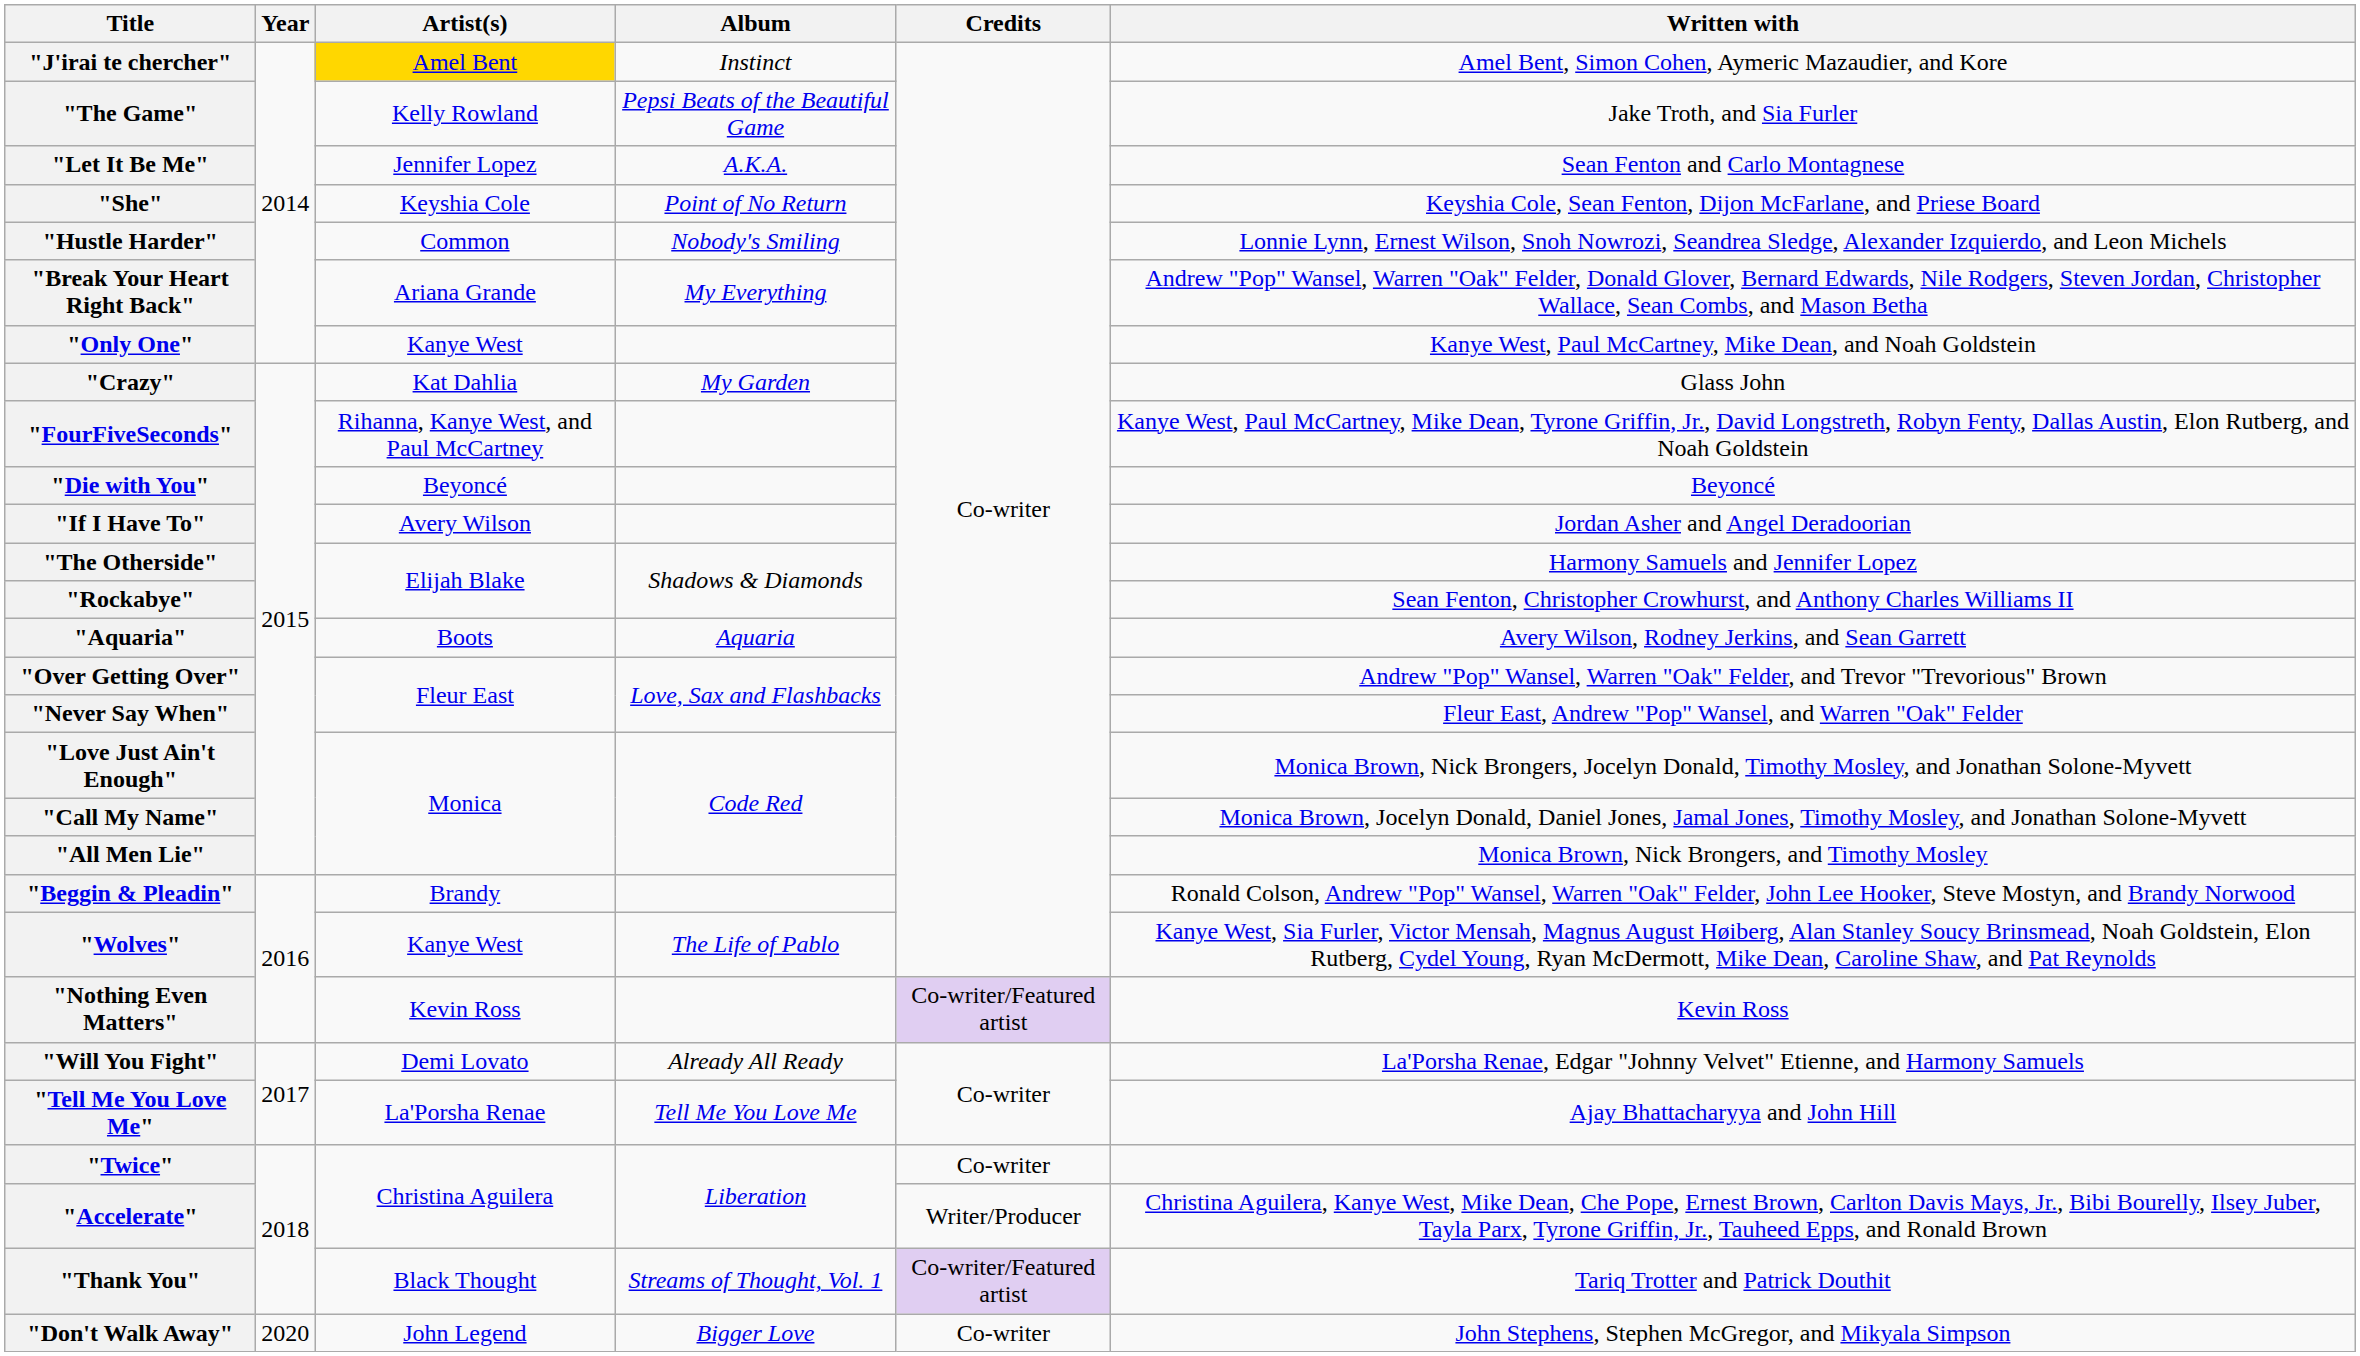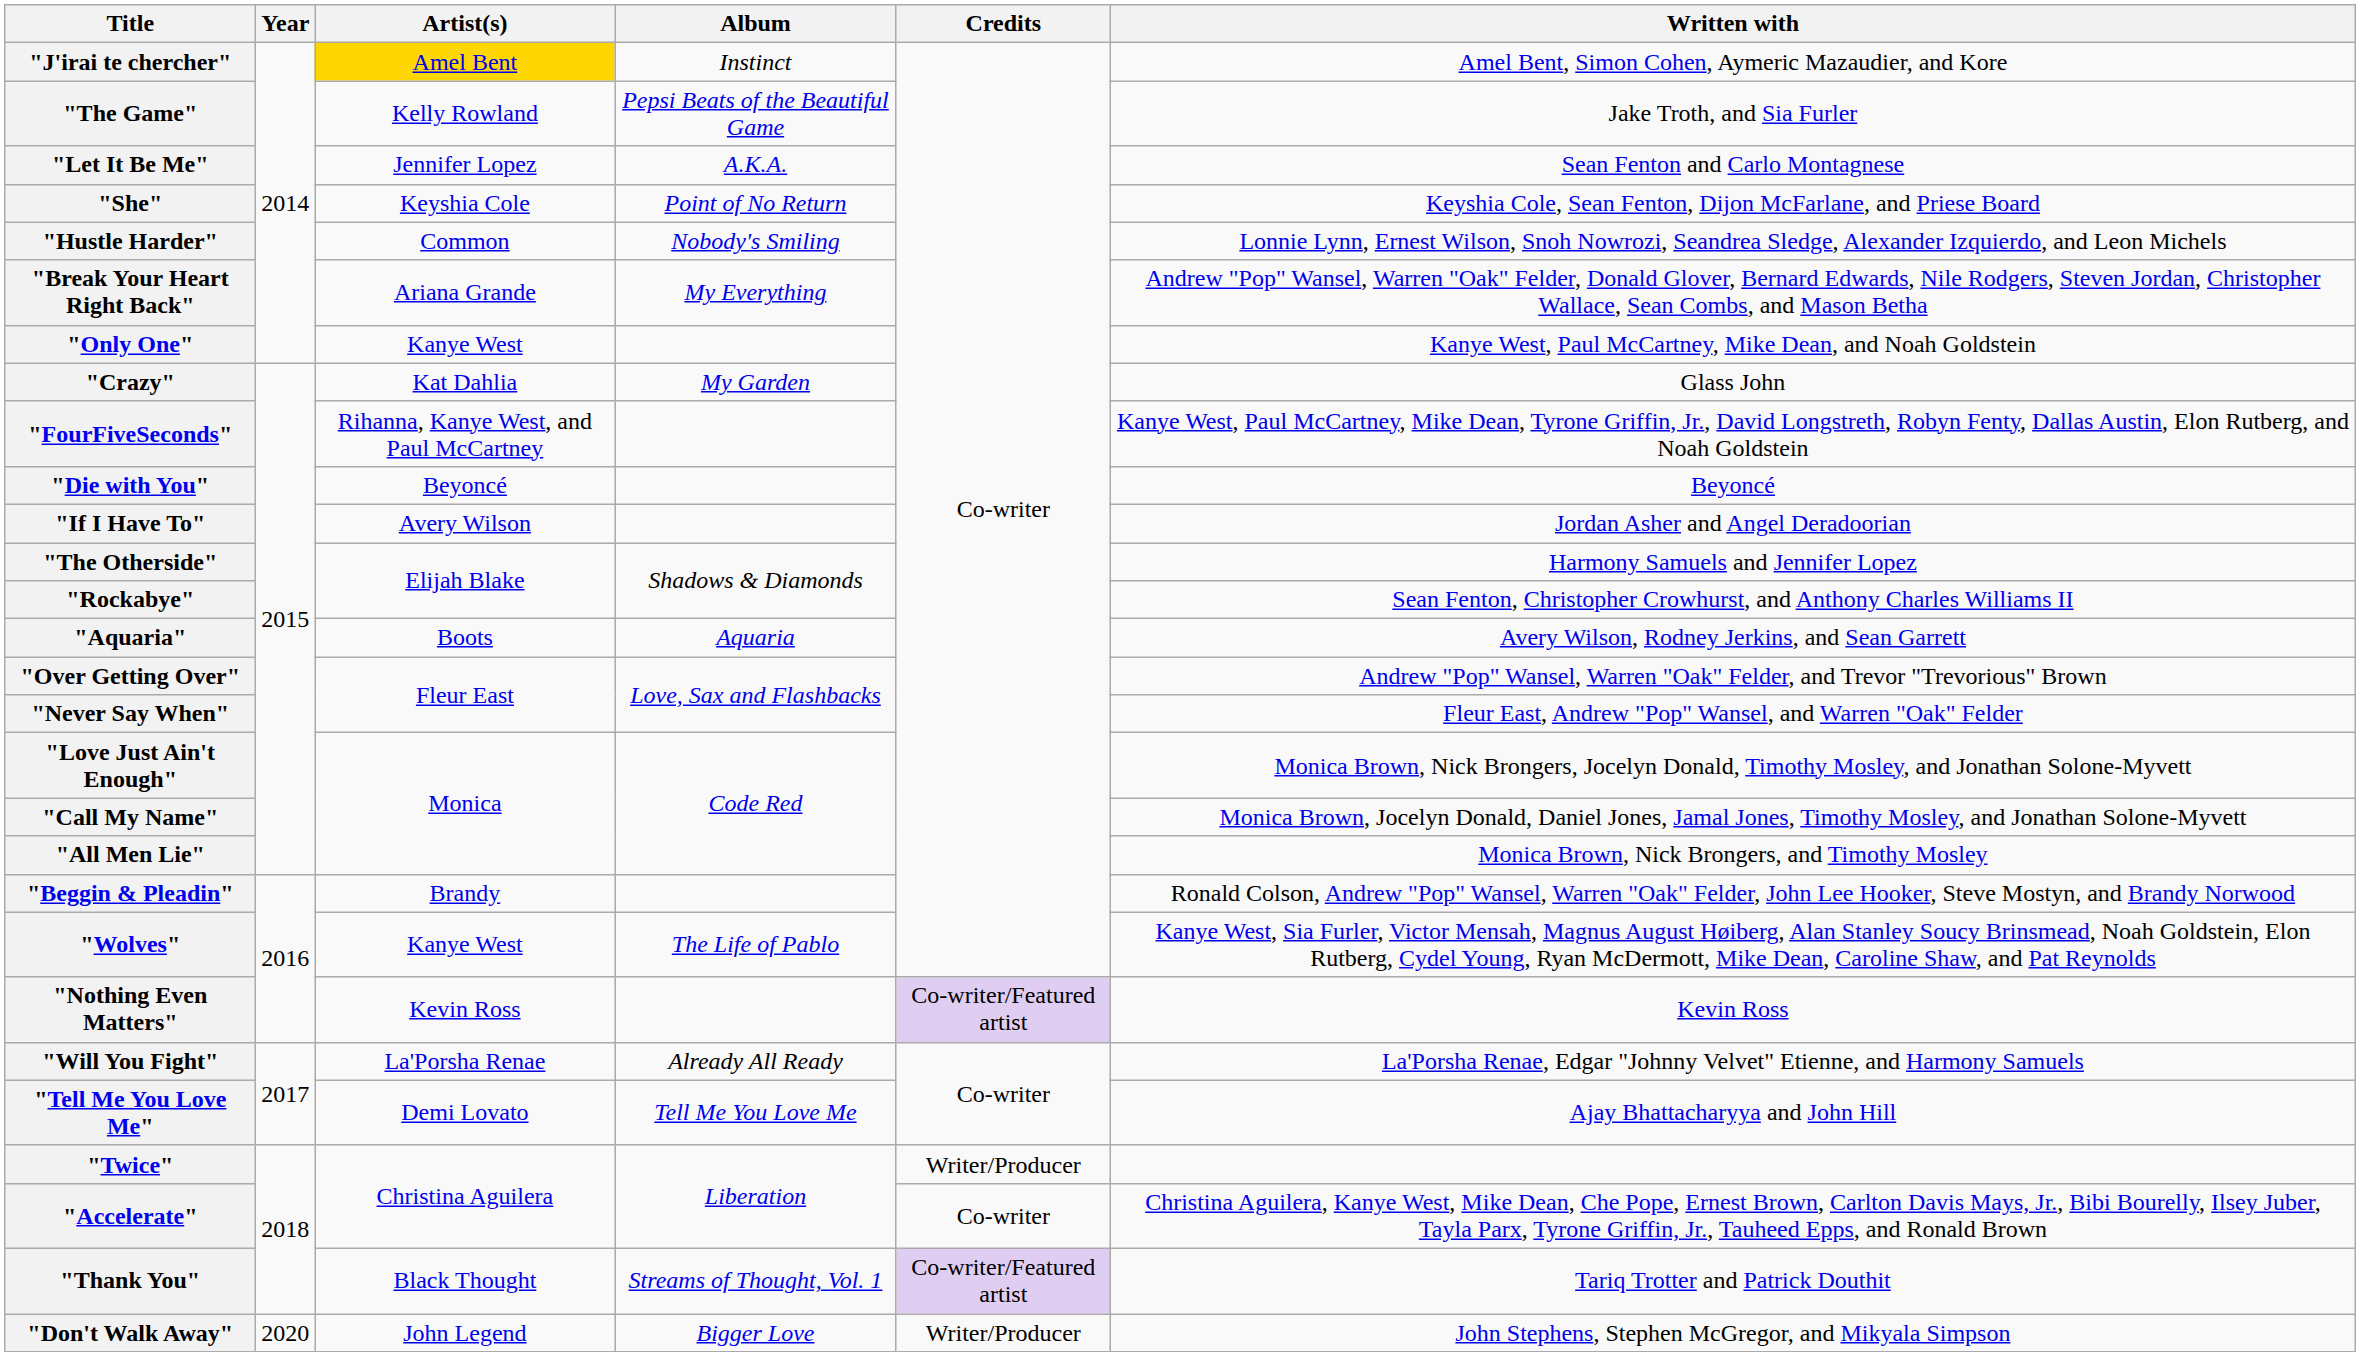(465, 1060) Demi Lovato -> (465, 1060) La'Porsha Renae
(465, 1112) La'Porsha Renae -> (465, 1112) Demi Lovato
(1003, 1164) Co-writer -> (1003, 1164) Writer/Producer
(1003, 1215) Writer/Producer -> (1003, 1215) Co-writer
(1003, 1332) Co-writer -> (1003, 1332) Writer/Producer
